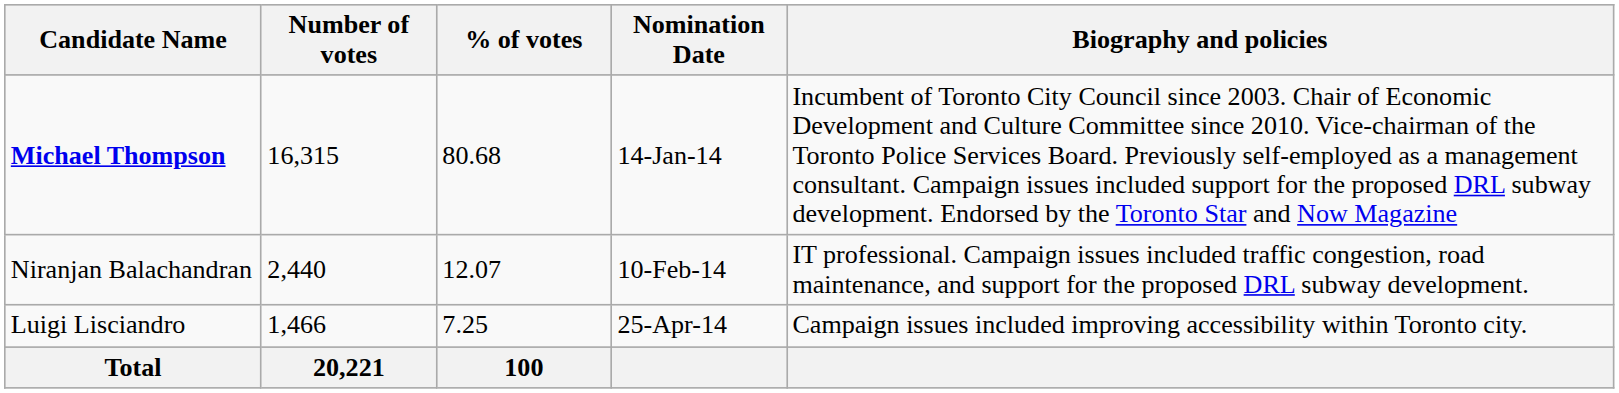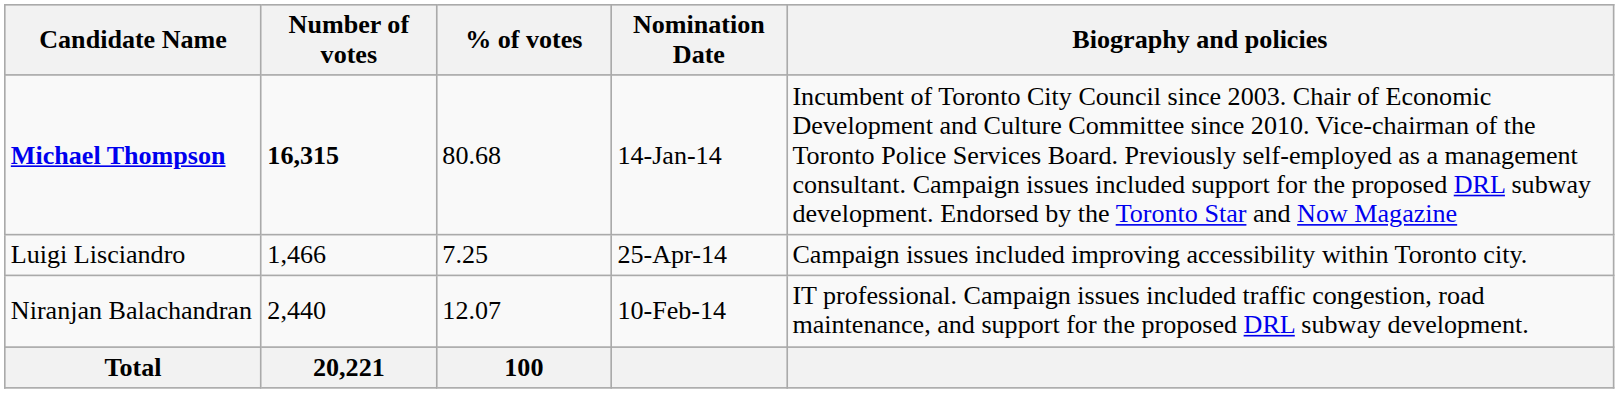(303, 154) normal -> (303, 154) bold
rows swapped: (131, 269) <-> (98, 325)
